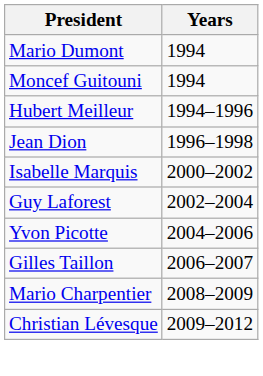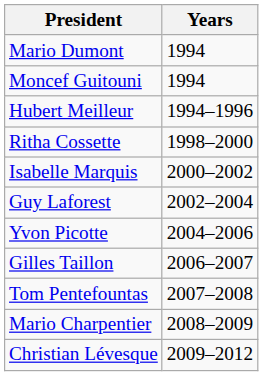- row: (48, 141)
+ row: (65, 141)
+ row: (78, 293)
